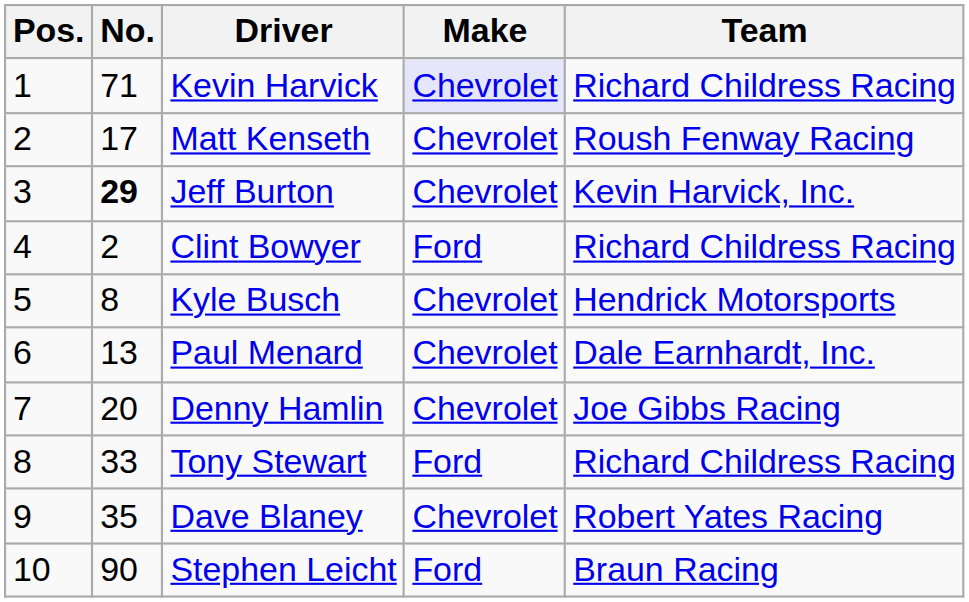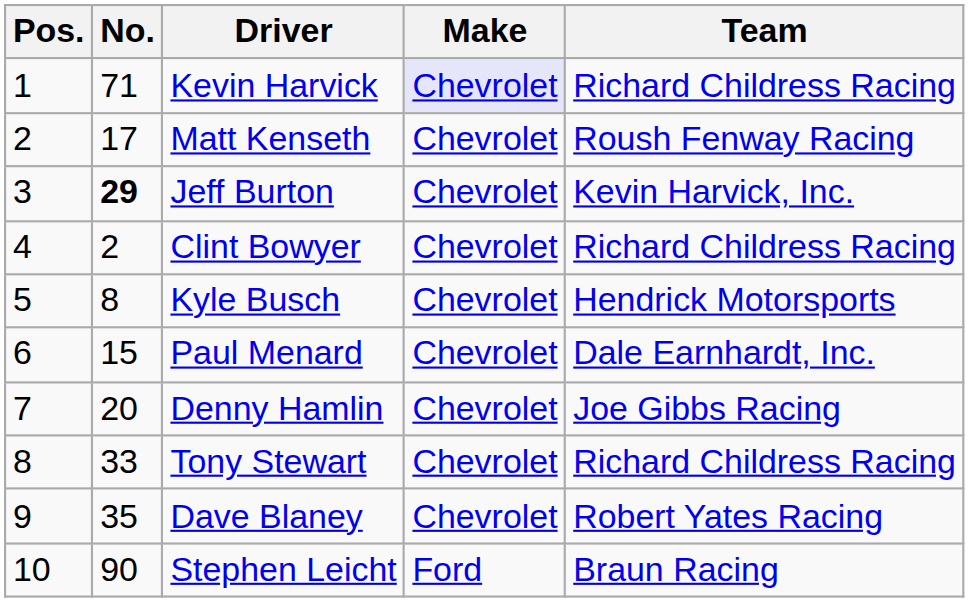(447, 246) Ford -> (485, 246) Chevrolet
(119, 354) 13 -> (119, 354) 15
(447, 461) Ford -> (485, 461) Chevrolet
